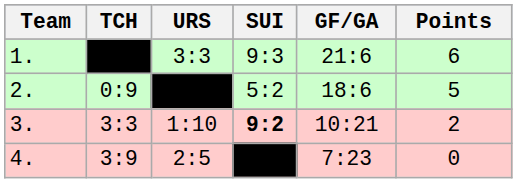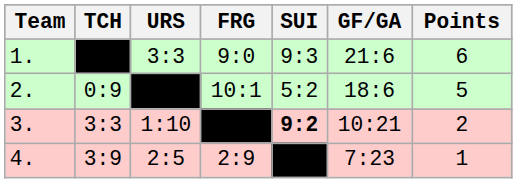+ column: (236, 22)
(454, 160) 0 -> (462, 160) 1
